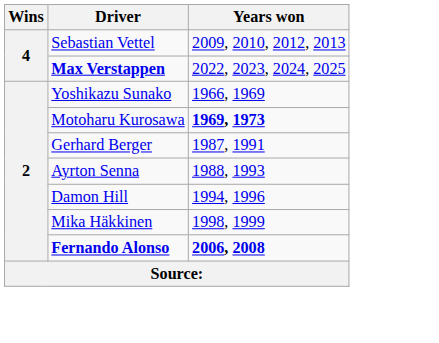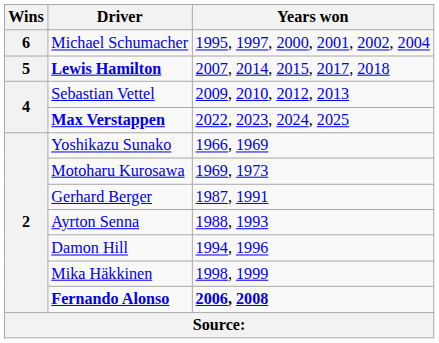+ row: (120, 42)
+ row: (106, 68)
(228, 119) bold -> (232, 171) normal
